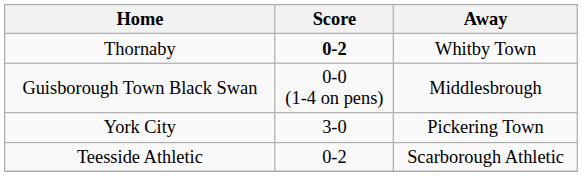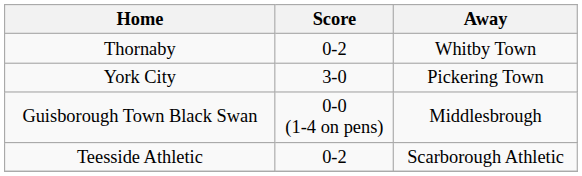(334, 48) bold -> (334, 48) normal
rows swapped: (140, 87) <-> (140, 127)
